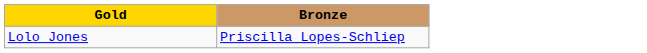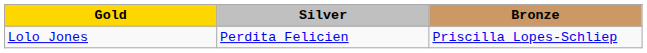+ column: (323, 15)
